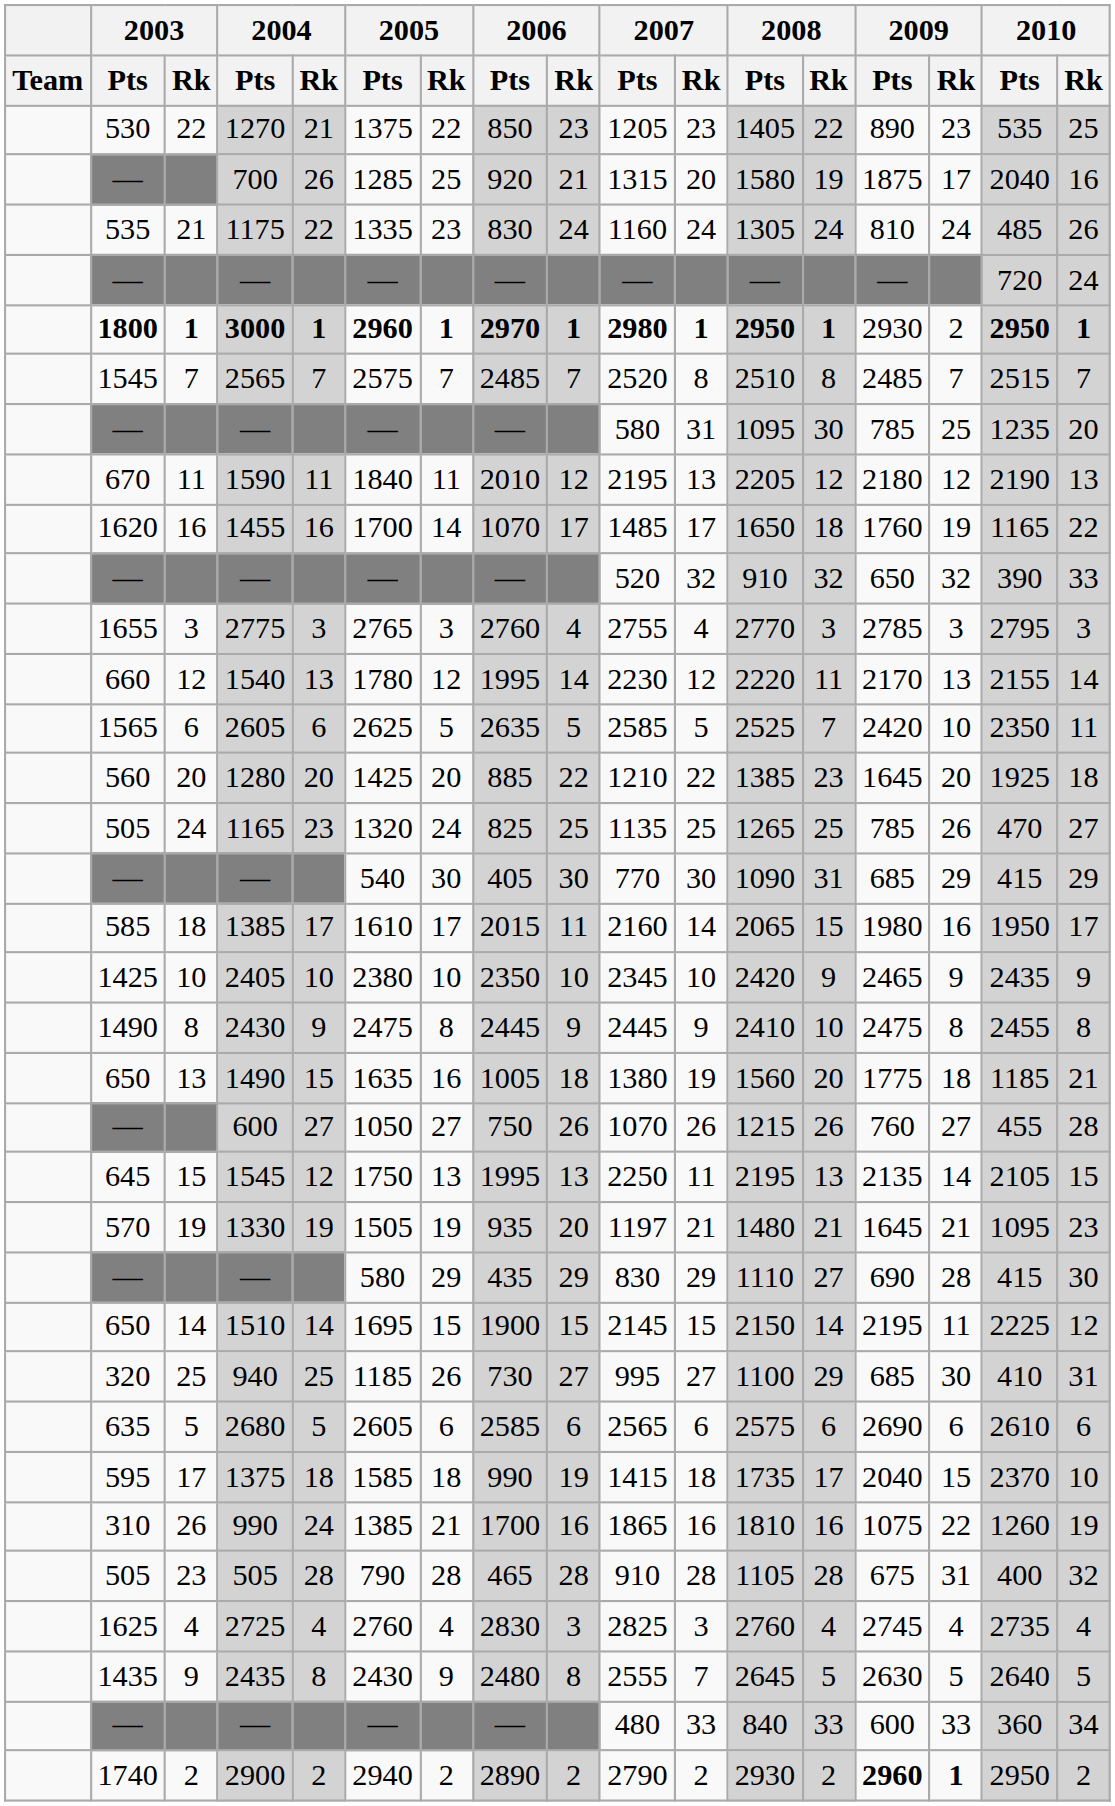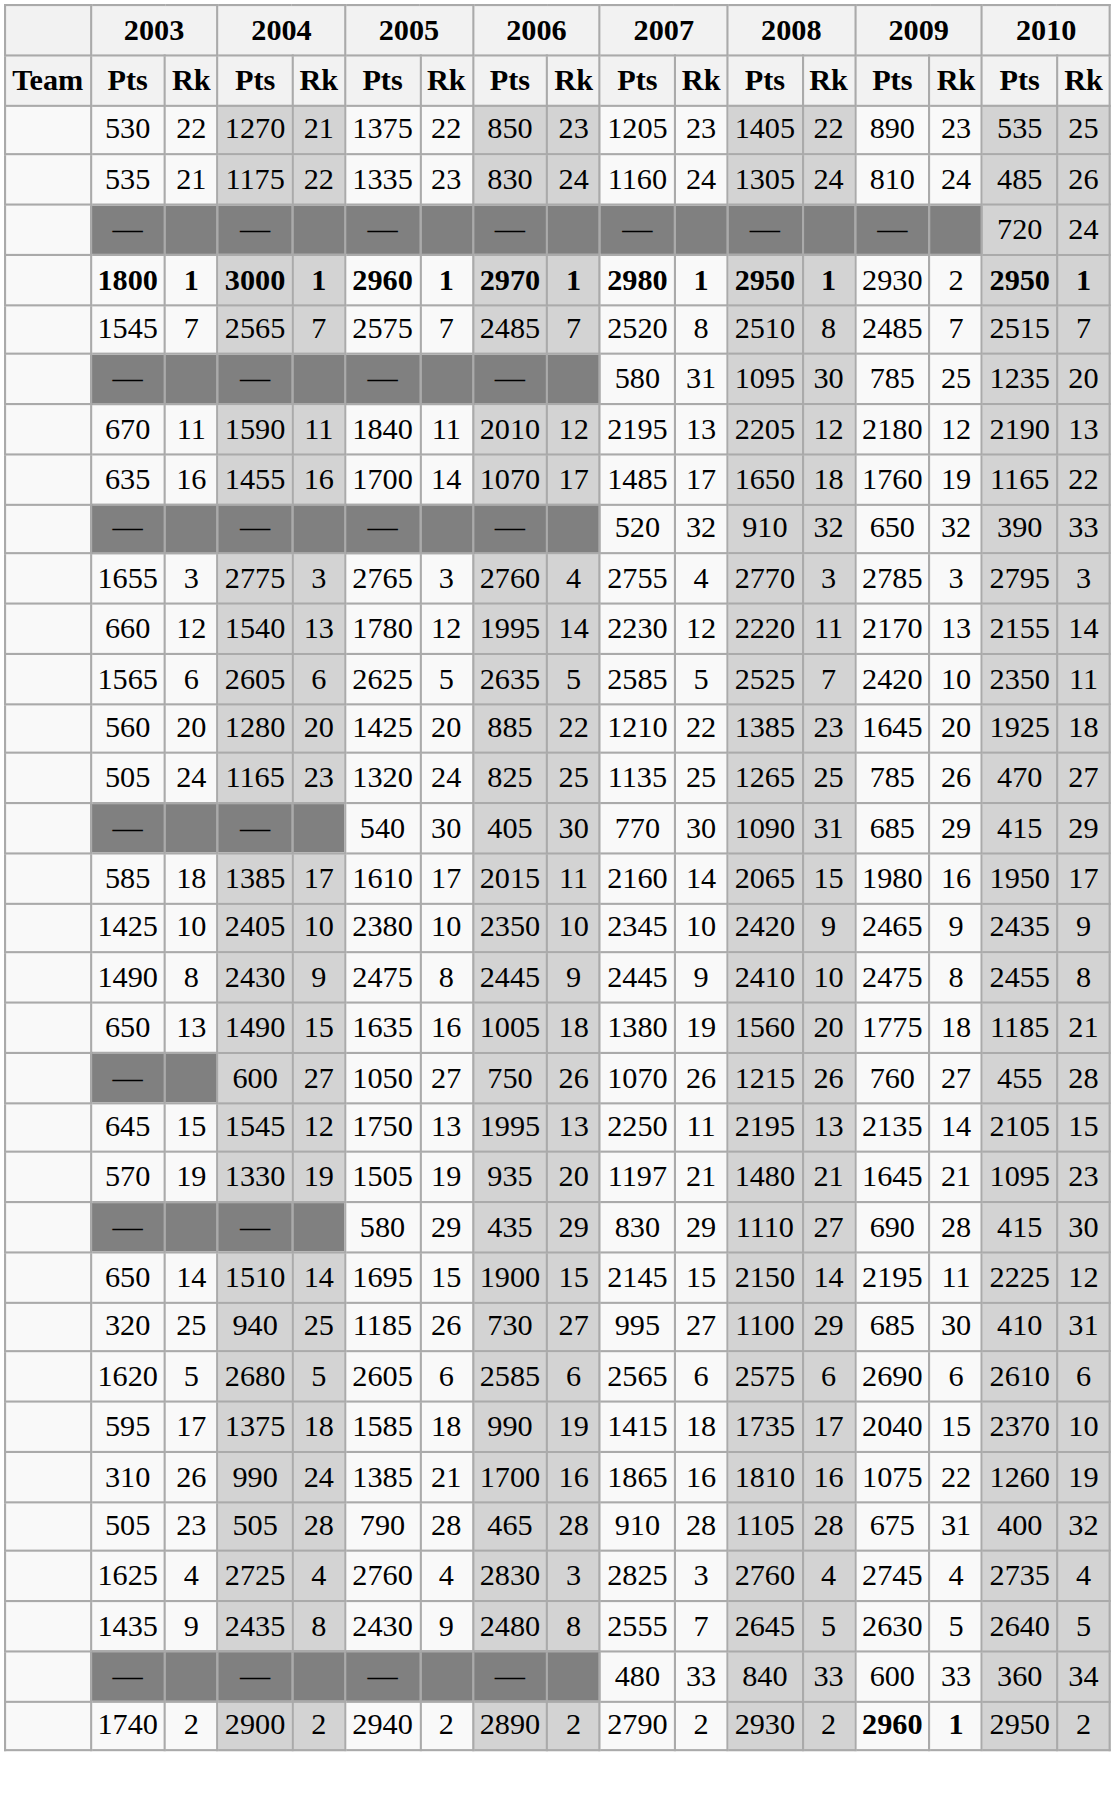- row: (191, 180)
(128, 528) 1620 -> (128, 478) 635
(128, 1426) 635 -> (128, 1376) 1620
